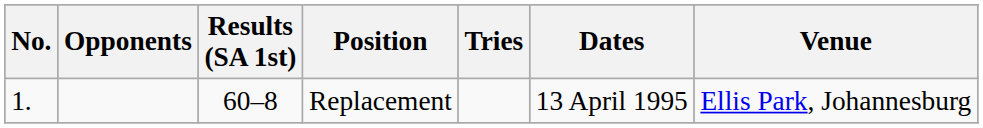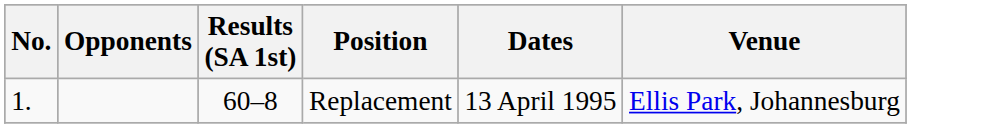- column: (494, 41)
